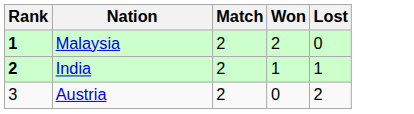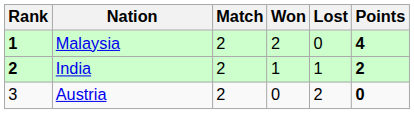+ column: (380, 17)
